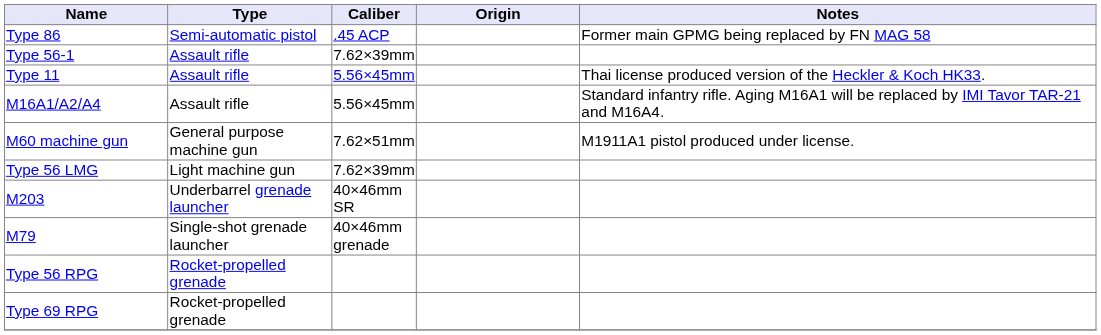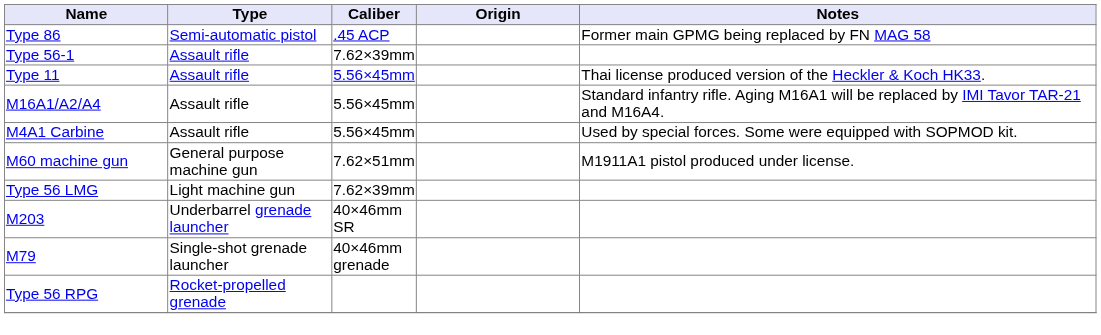+ row: (55, 132)
- row: (52, 311)
